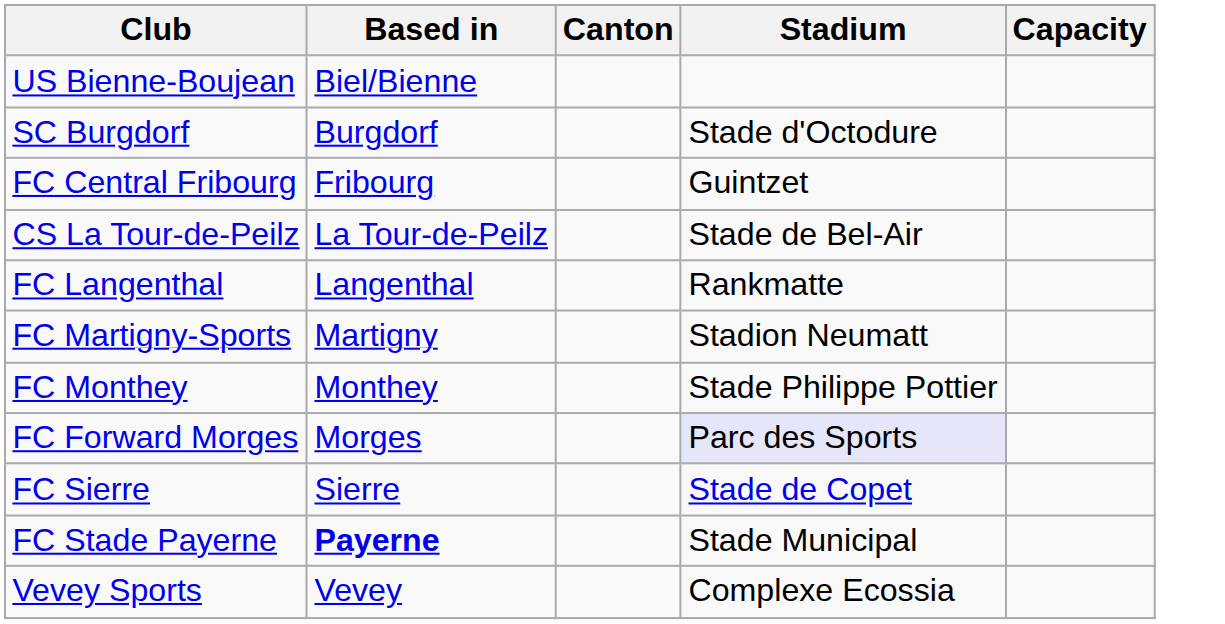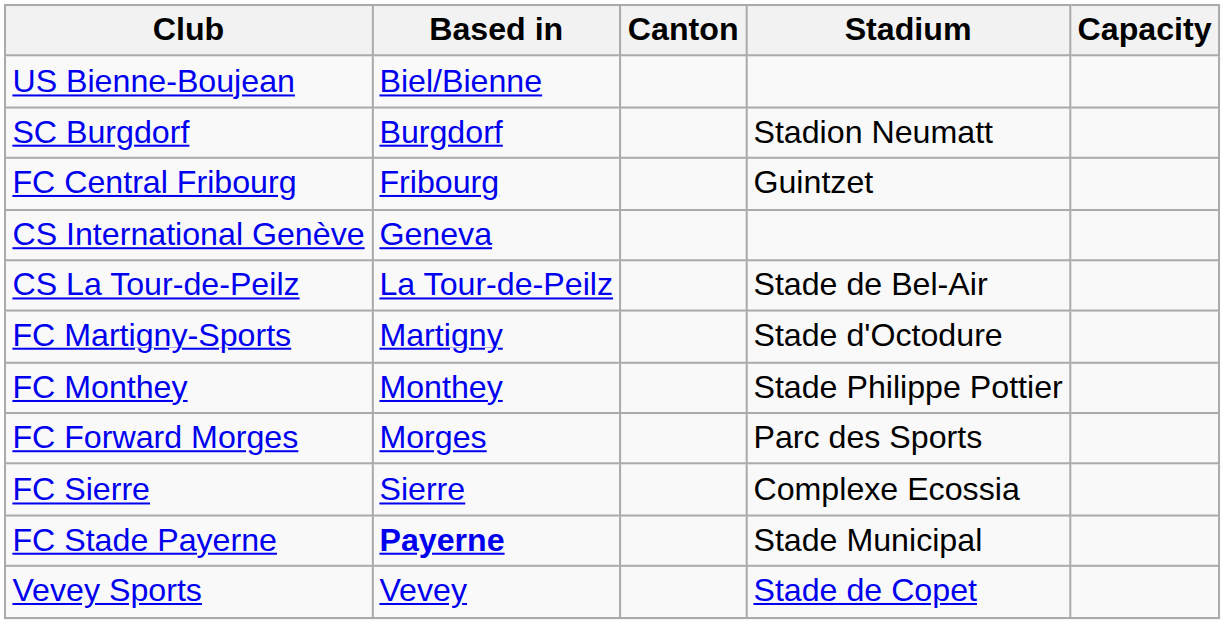(813, 132) Stade d'Octodure -> (873, 132) Stadion Neumatt
+ row: (189, 234)
- row: (118, 285)
(808, 336) Stadion Neumatt -> (878, 336) Stade d'Octodure
(803, 438) lavender background -> (868, 438) no background
(800, 489) Stade de Copet -> (887, 489) Complexe Ecossia
(822, 591) Complexe Ecossia -> (865, 591) Stade de Copet
